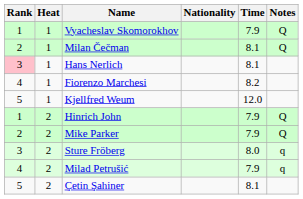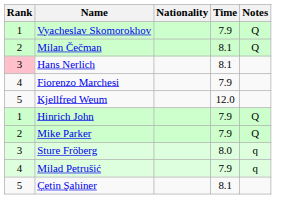- column: (48, 13)
(253, 82) 8.2 -> (225, 82) 7.9
